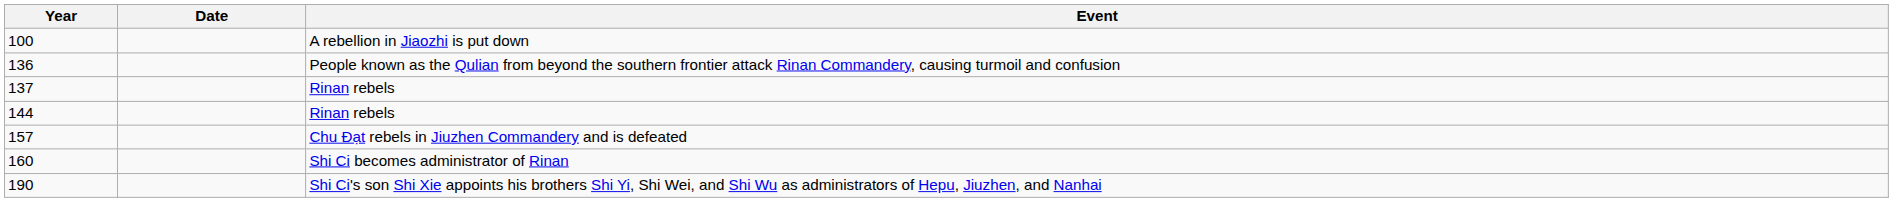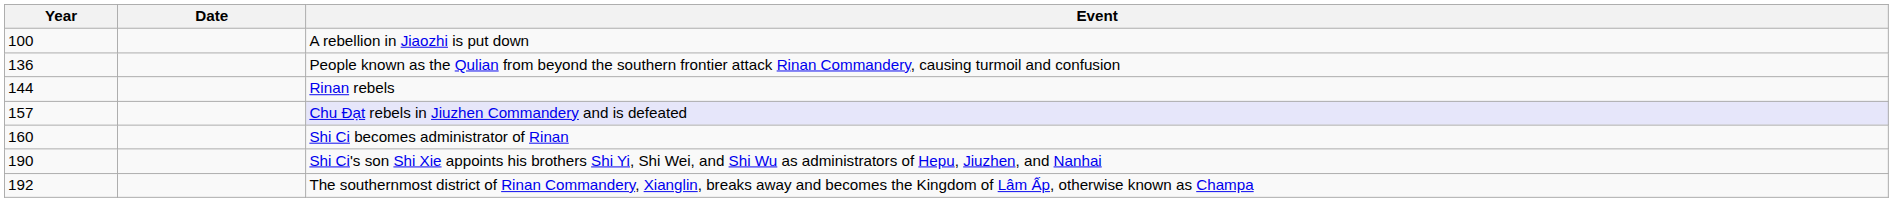- row: (21, 88)
(498, 137) no background -> (498, 112) lavender background
+ row: (21, 185)
